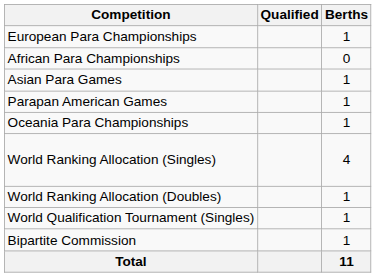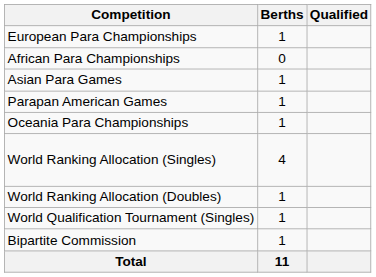columns swapped: (347, 15) <-> (290, 15)
